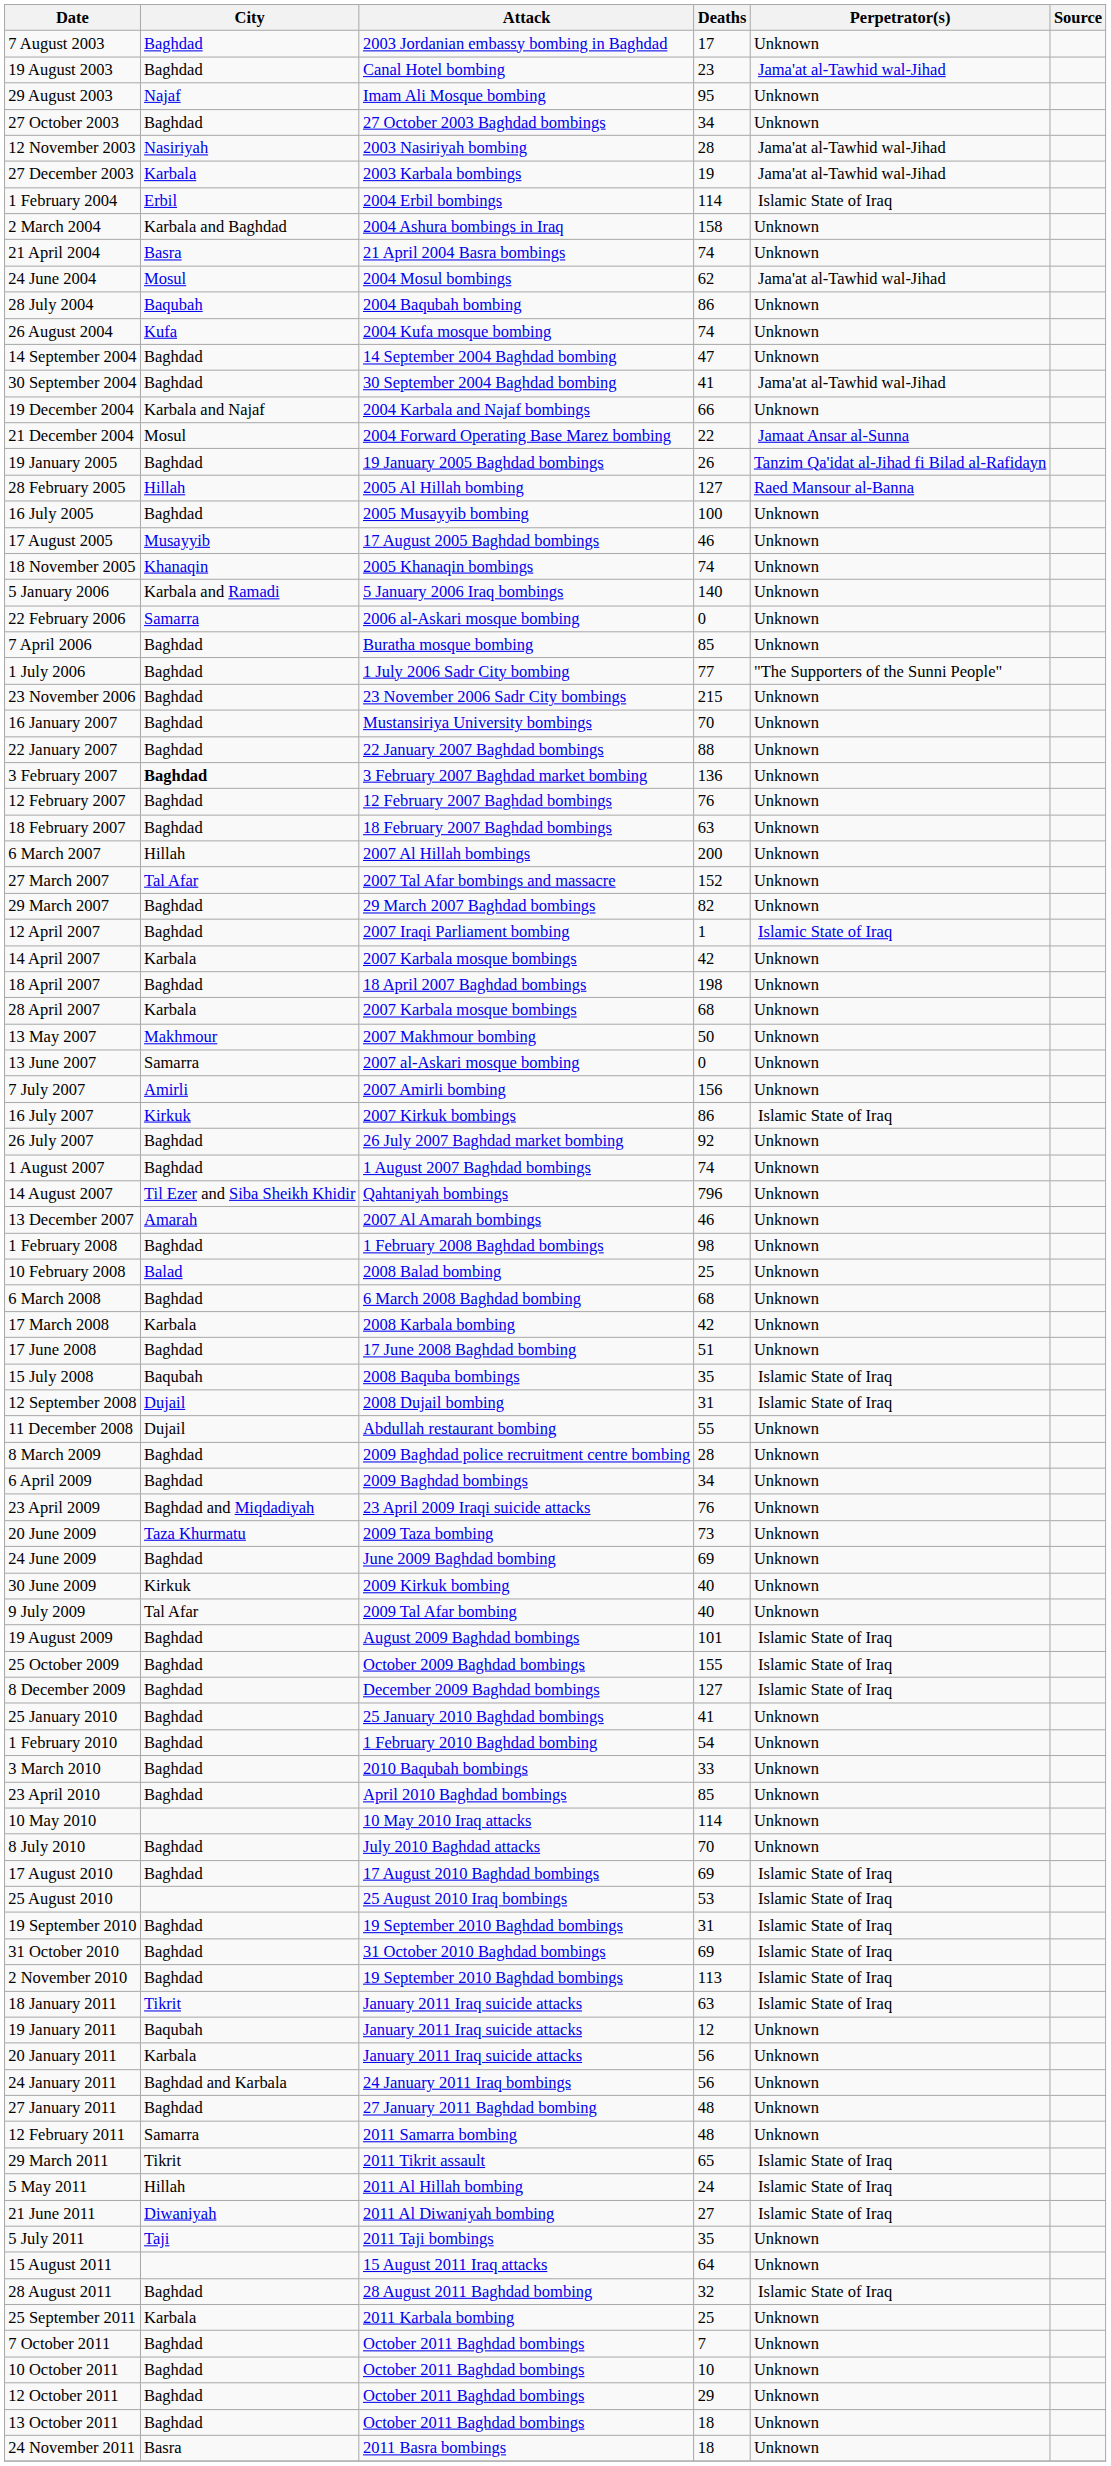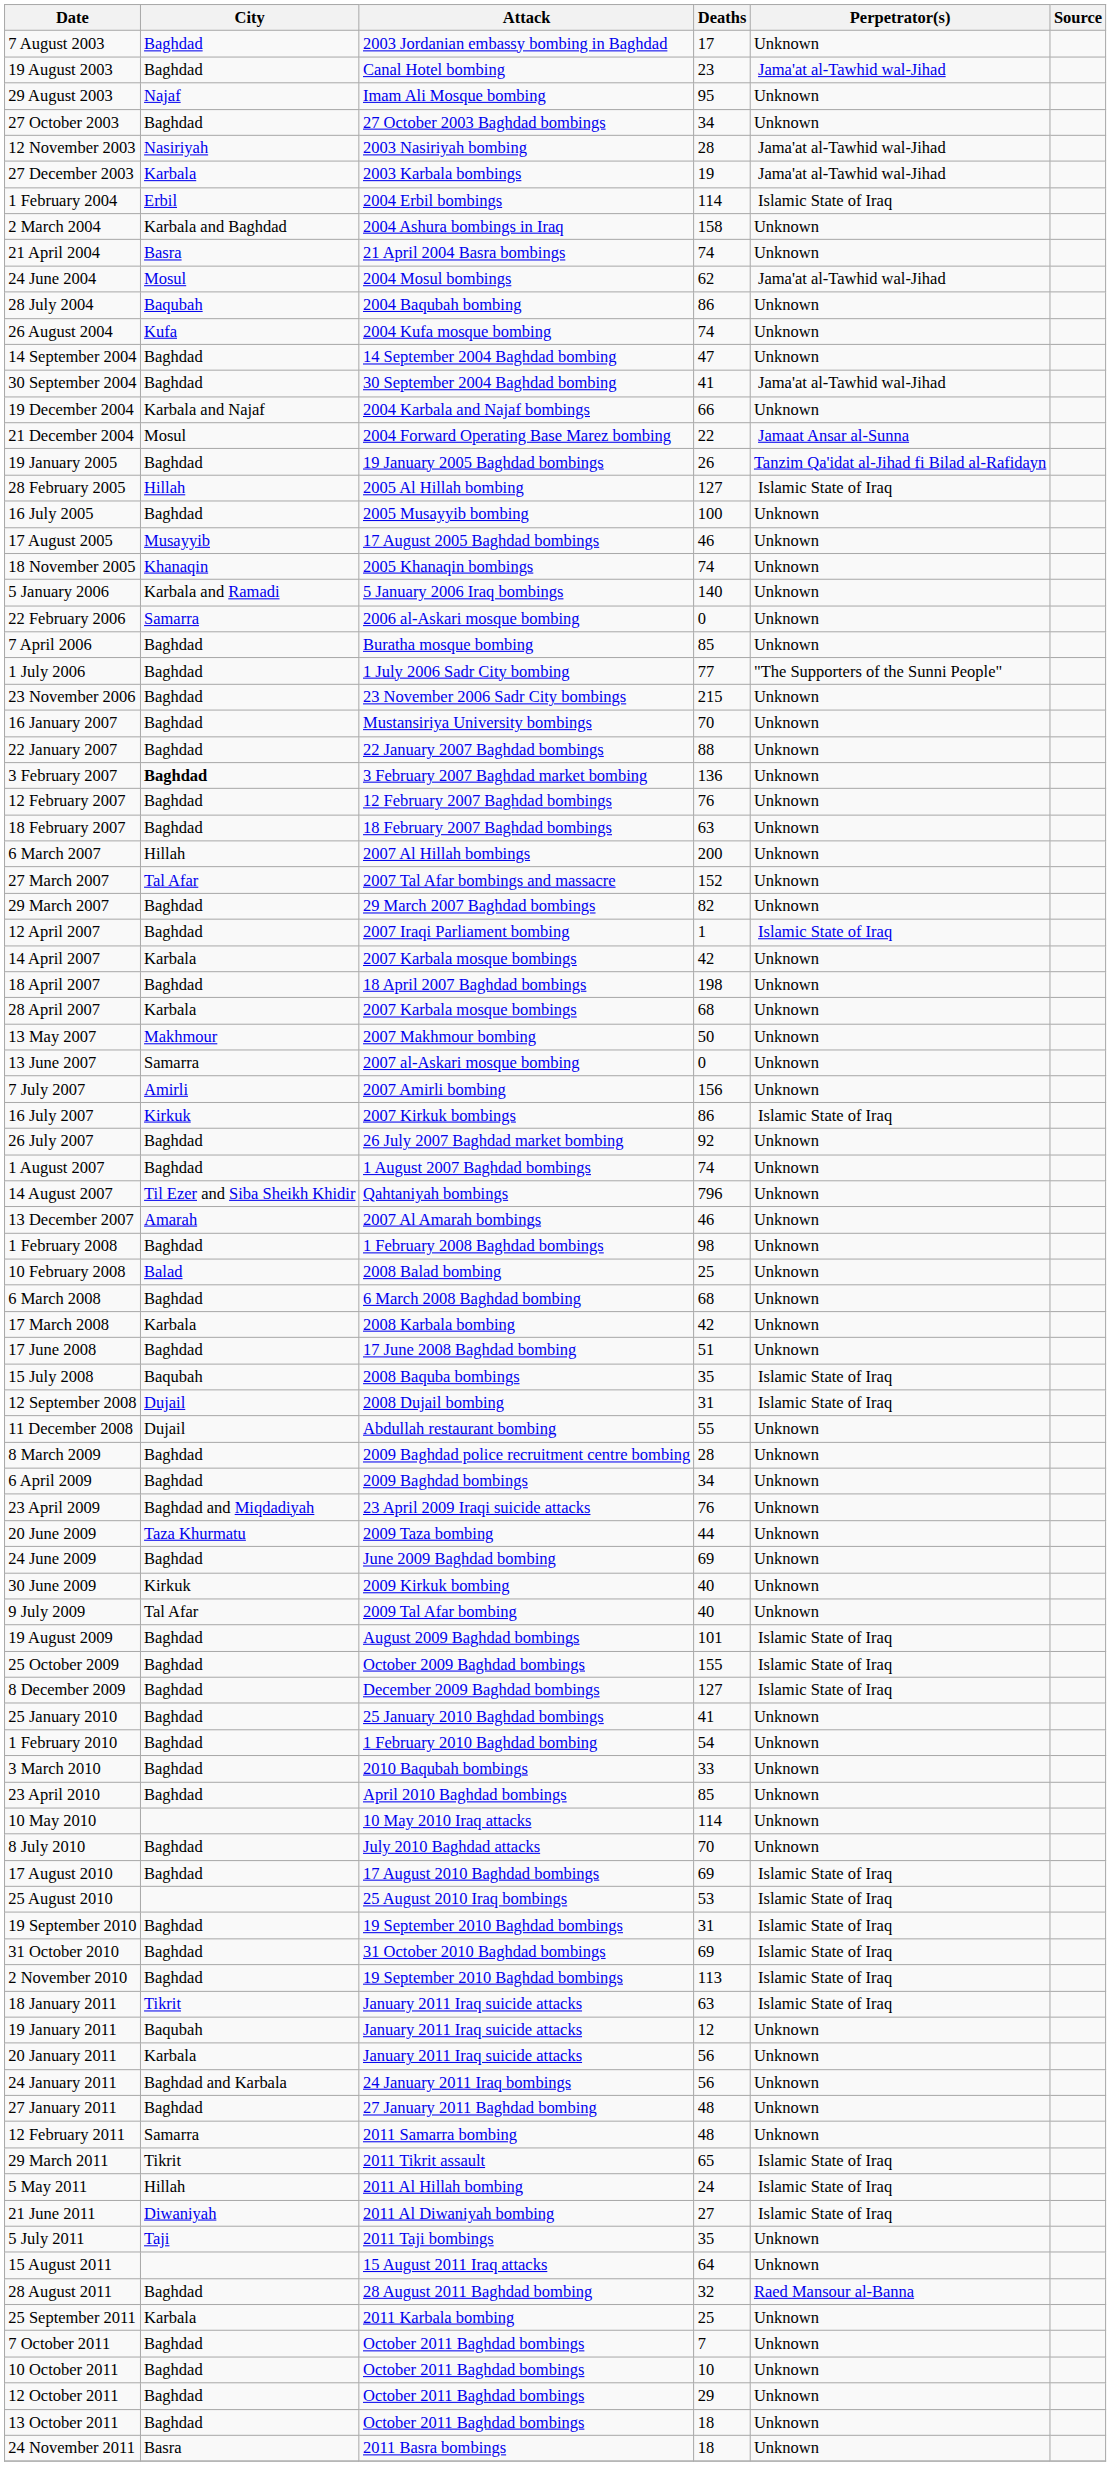(834, 488) Raed Mansour al-Banna -> (823, 488) Islamic State of Iraq
(706, 1533) 73 -> (706, 1533) 44
(823, 2291) Islamic State of Iraq -> (834, 2291) Raed Mansour al-Banna
